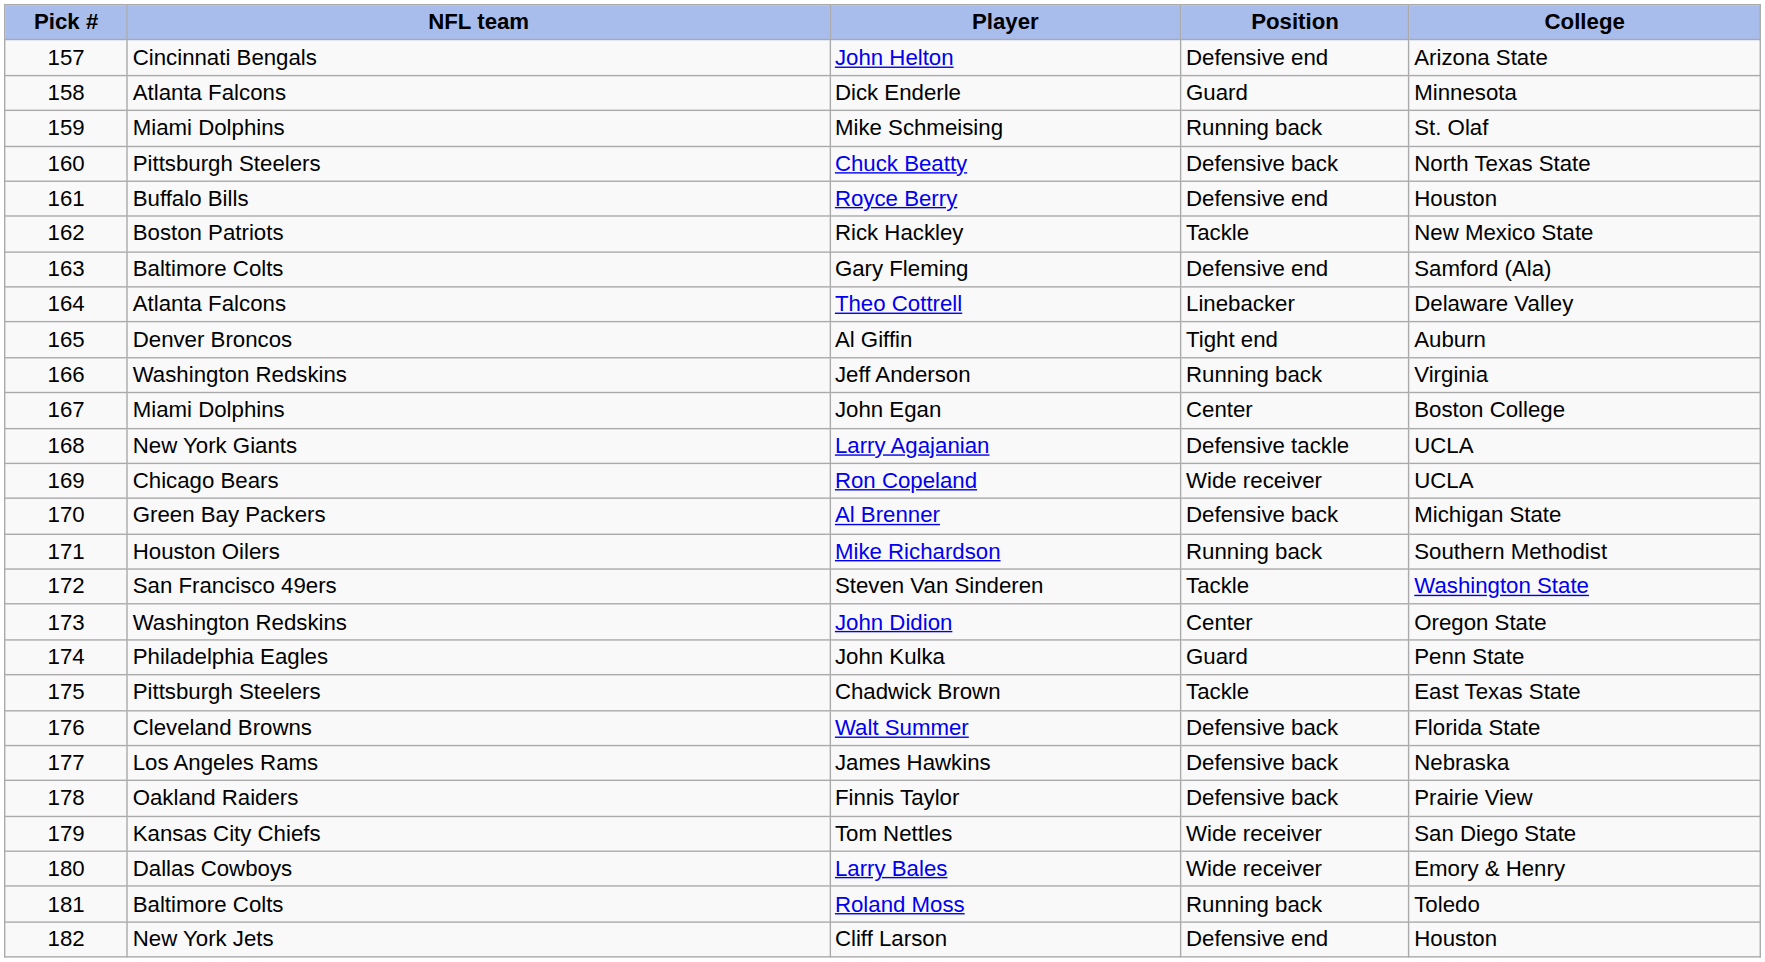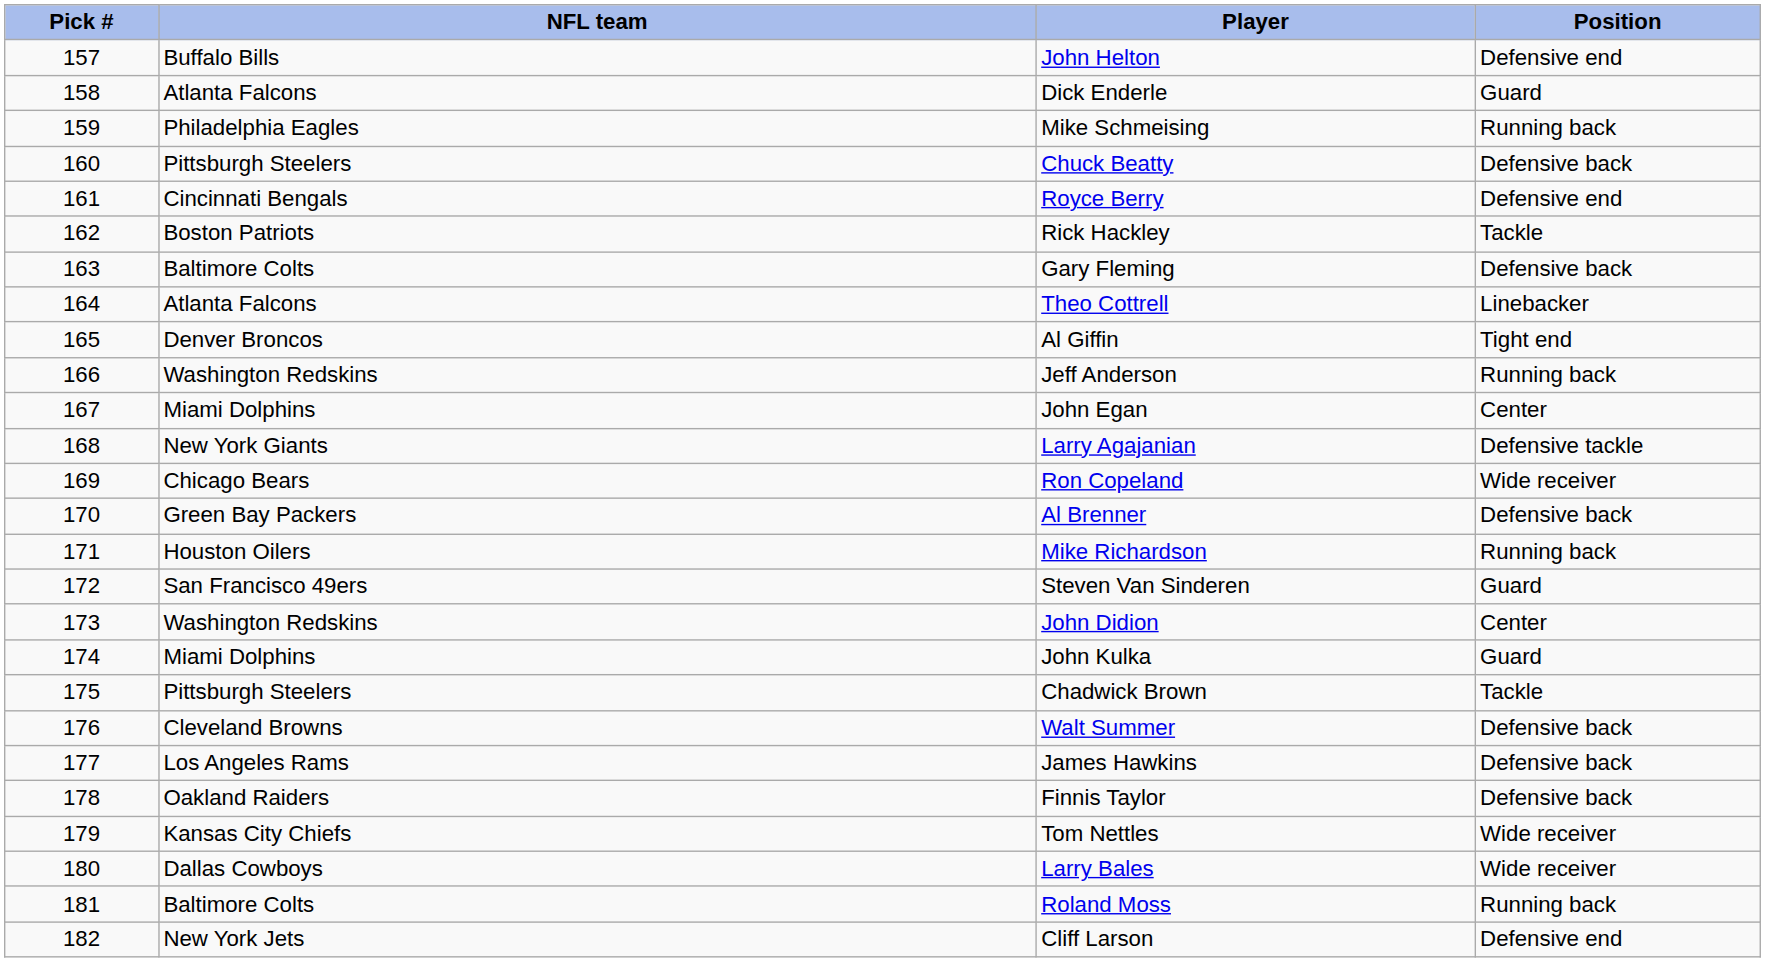- column: (1585, 22)
(225, 57) Cincinnati Bengals -> (221, 57) Buffalo Bills
(209, 127) Miami Dolphins -> (261, 127) Philadelphia Eagles
(191, 198) Buffalo Bills -> (256, 198) Cincinnati Bengals
(1257, 269) Defensive end -> (1556, 269) Defensive back
(1218, 586) Tackle -> (1511, 586) Guard
(230, 657) Philadelphia Eagles -> (239, 657) Miami Dolphins
